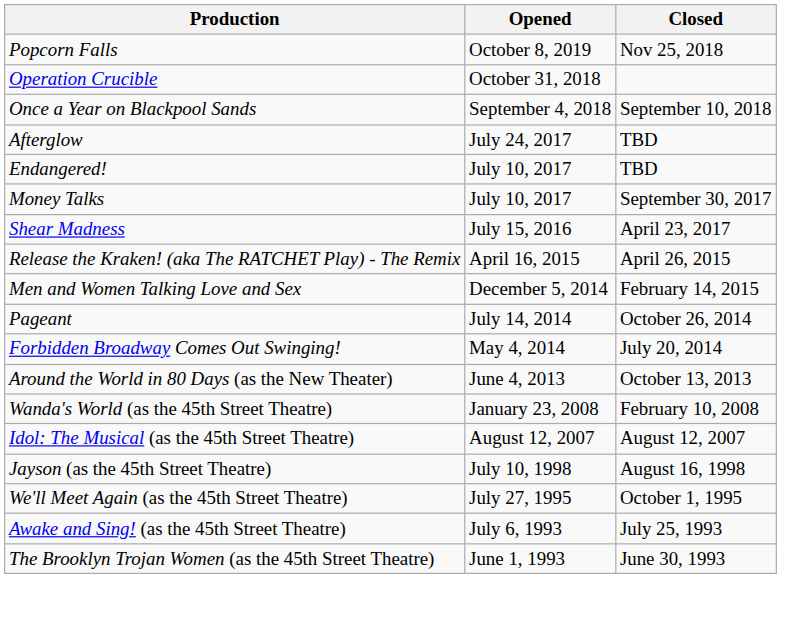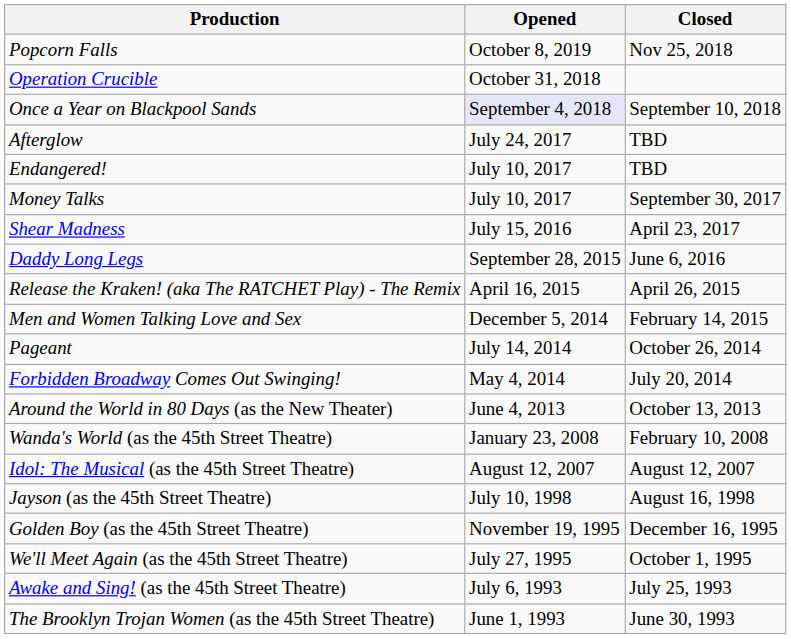(540, 109) no background -> (540, 109) lavender background
+ row: (76, 259)
+ row: (159, 528)
